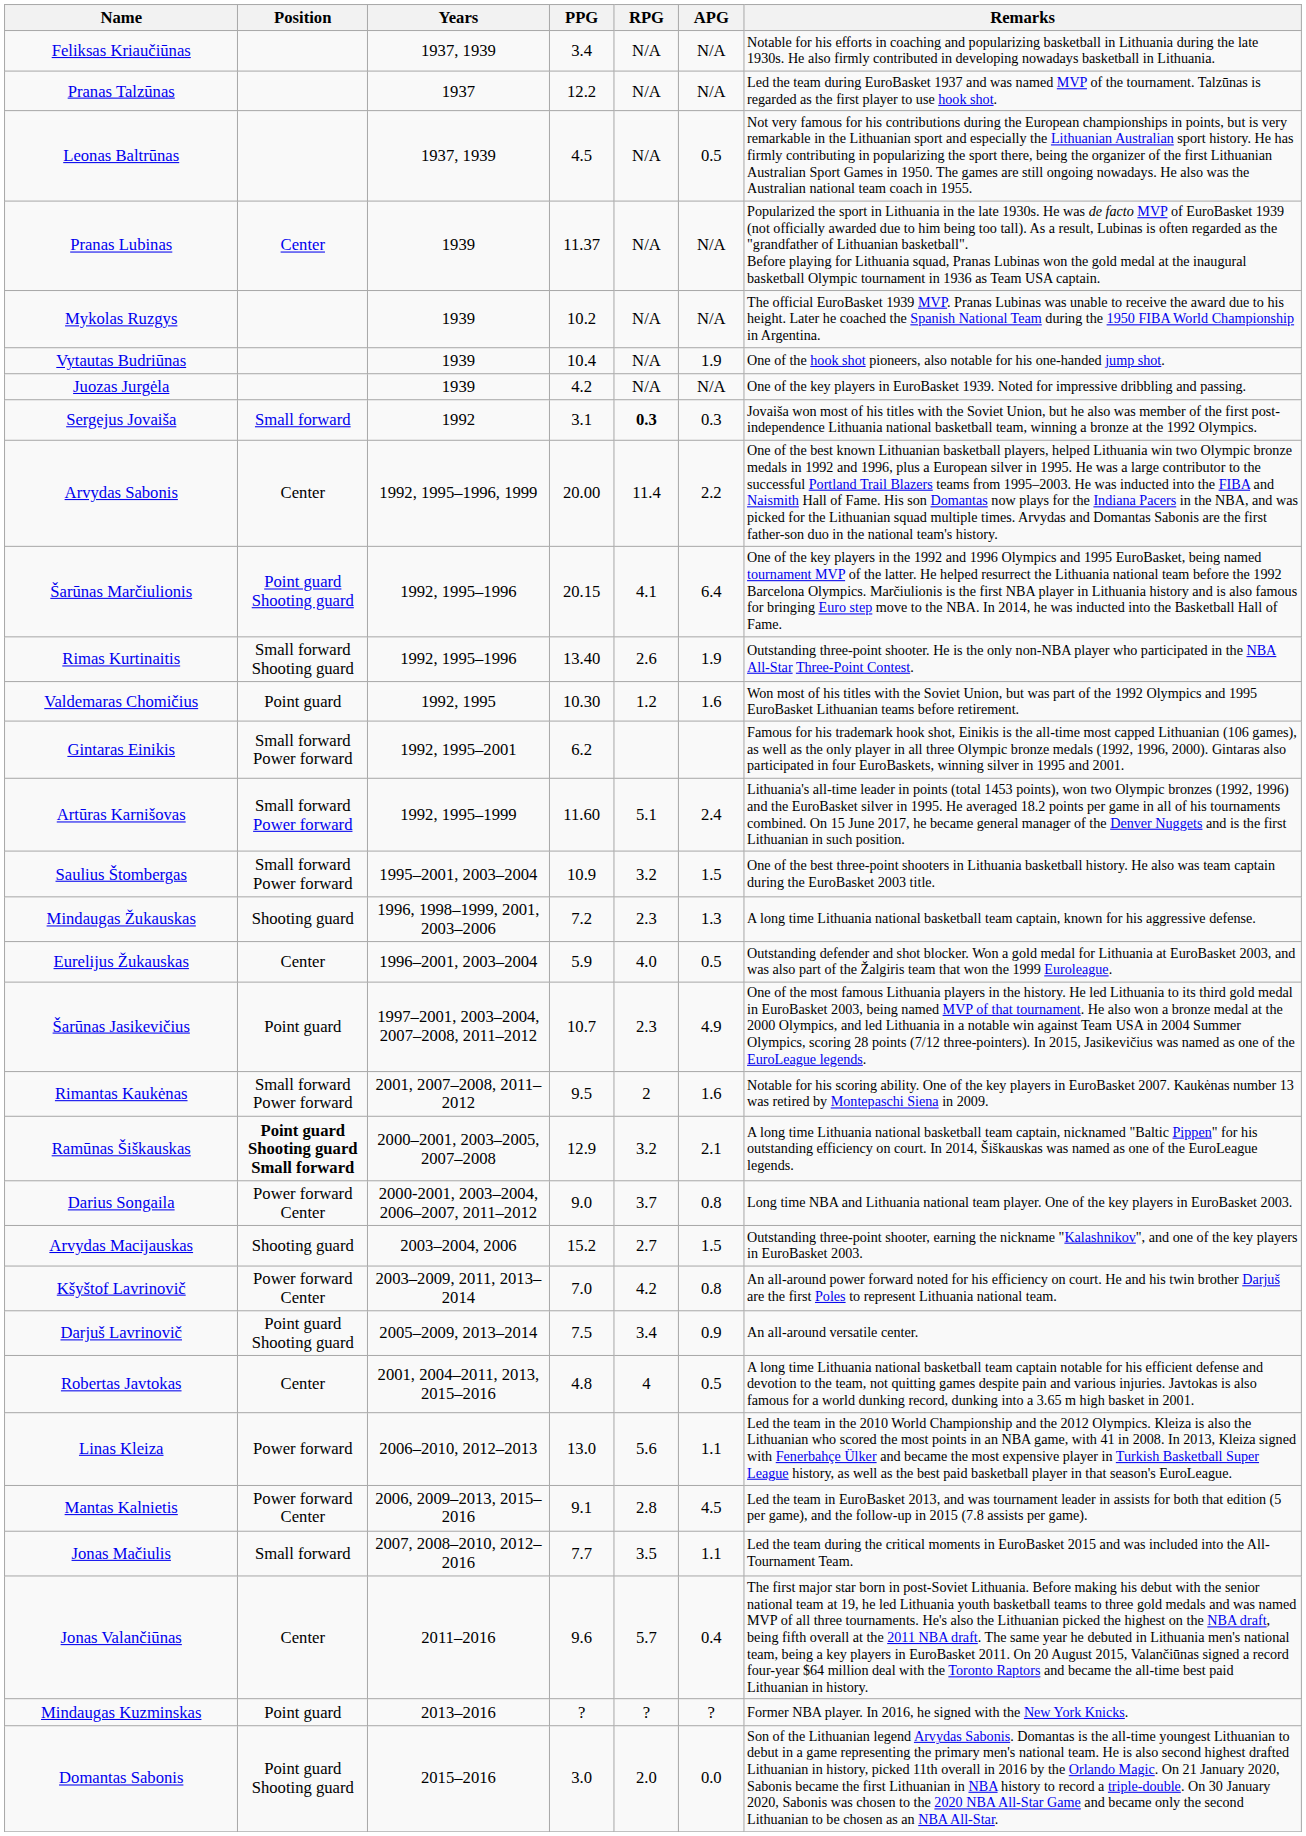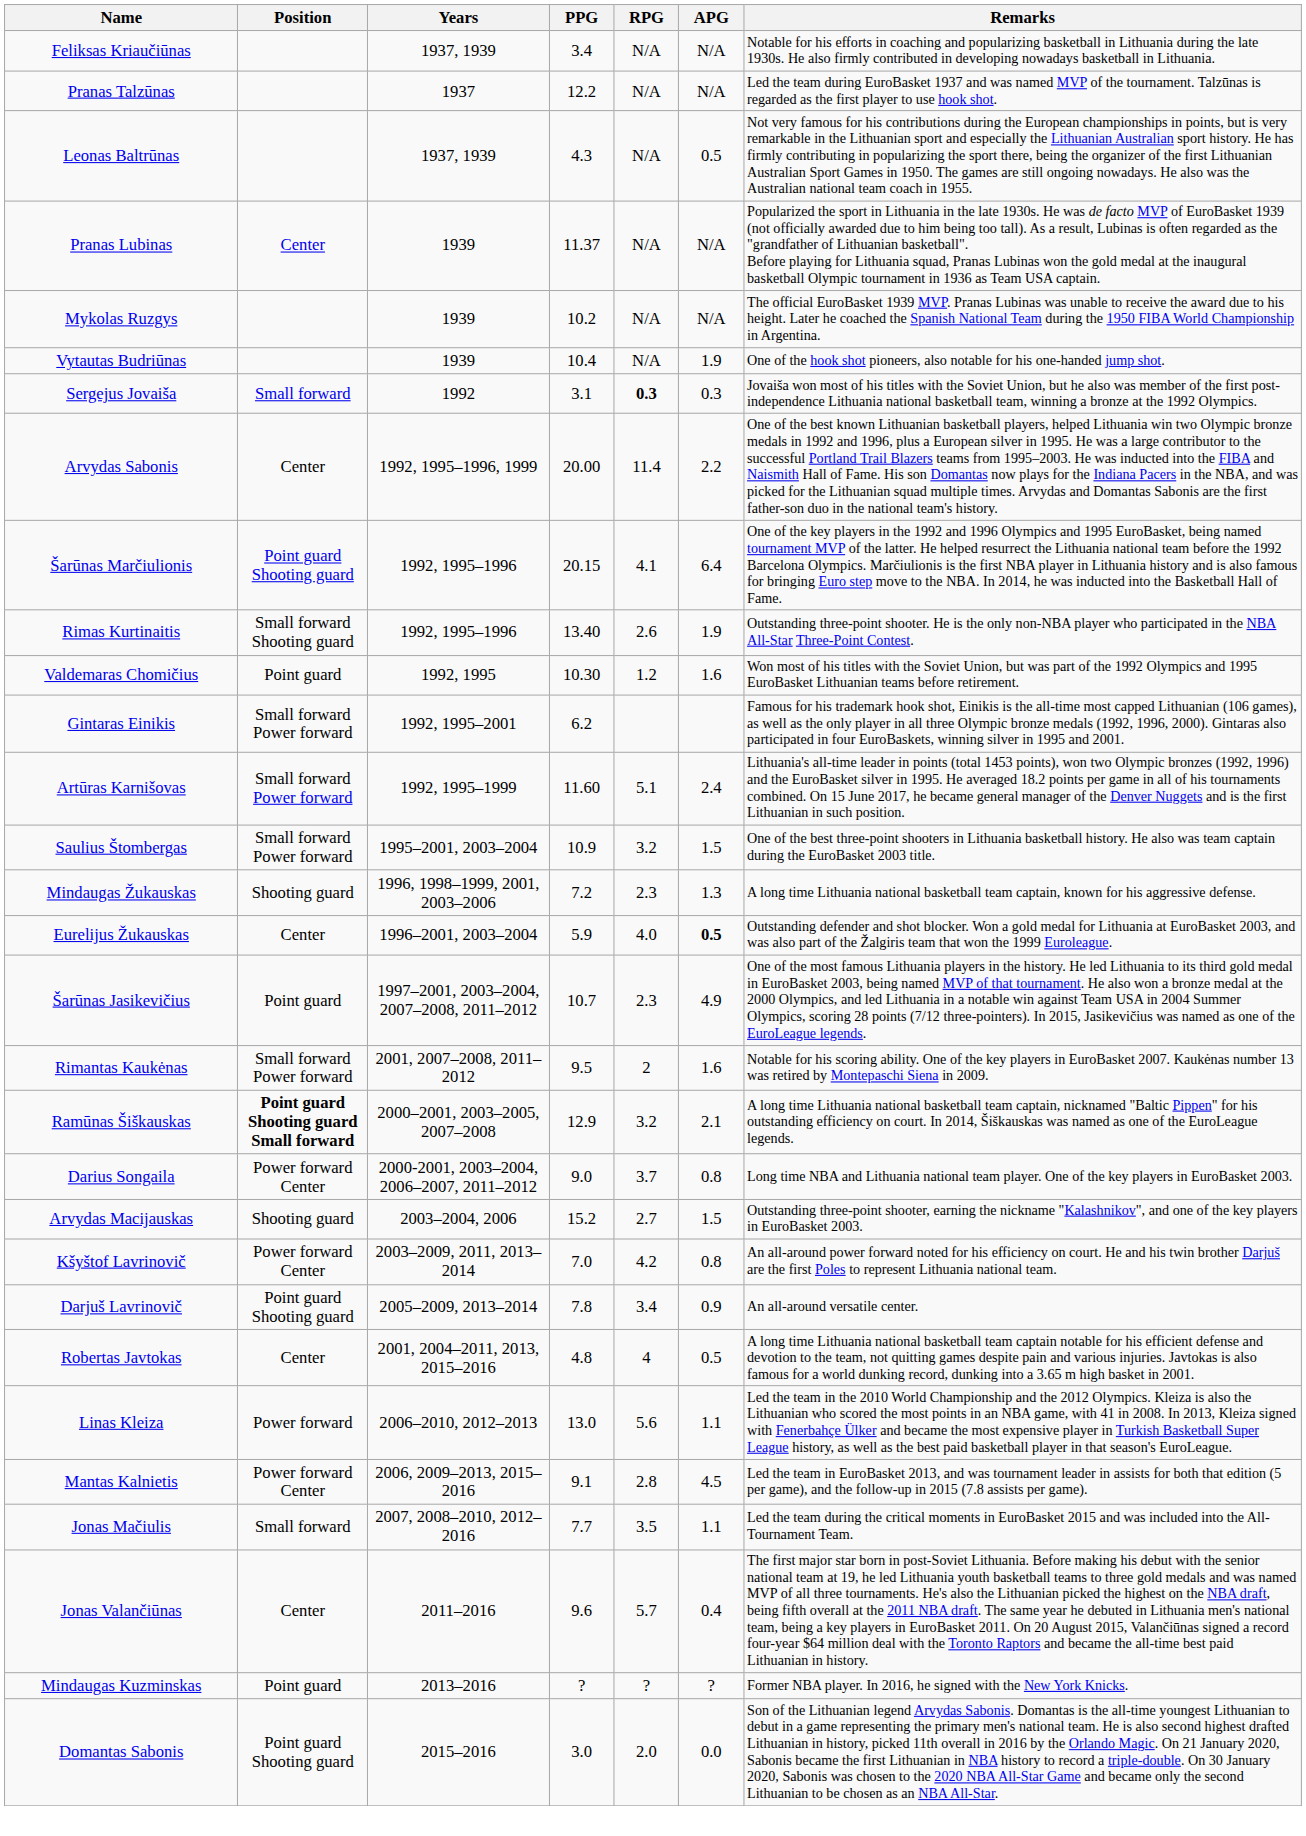(582, 155) 4.5 -> (582, 155) 4.3
- row: (121, 386)
(711, 961) normal -> (711, 935) bold
(582, 1333) 7.5 -> (582, 1306) 7.8
